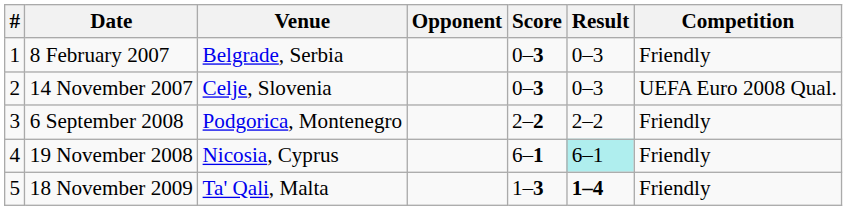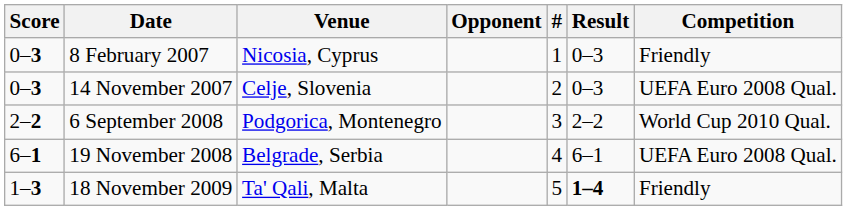columns swapped: (15, 21) <-> (537, 21)
(273, 54) Belgrade, Serbia -> (310, 54) Nicosia, Cyprus
(675, 121) Friendly -> (735, 121) World Cup 2010 Qual.
(271, 155) Nicosia, Cyprus -> (312, 155) Belgrade, Serbia
(588, 155) paleturquoise background -> (588, 155) no background
(675, 155) Friendly -> (738, 155) UEFA Euro 2008 Qual.
